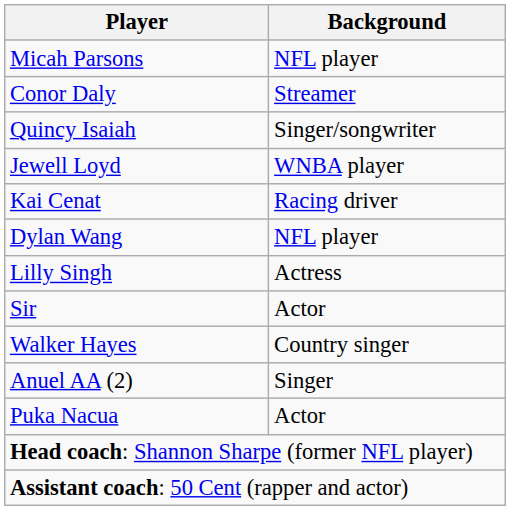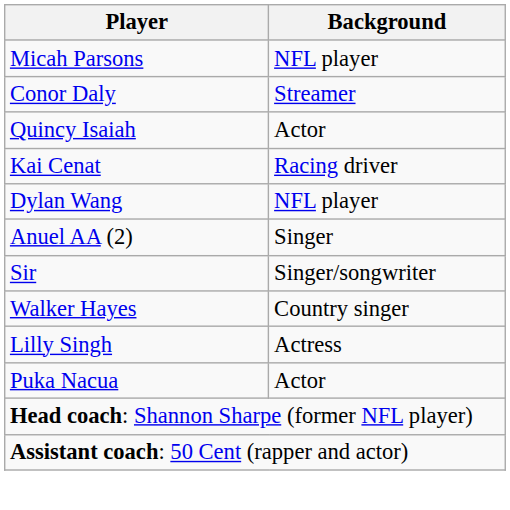(355, 129) Singer/songwriter -> (300, 129) Actor
- row: (65, 165)
rows swapped: (61, 272) <-> (71, 380)
(300, 308) Actor -> (355, 272) Singer/songwriter
